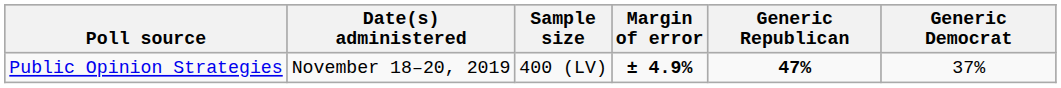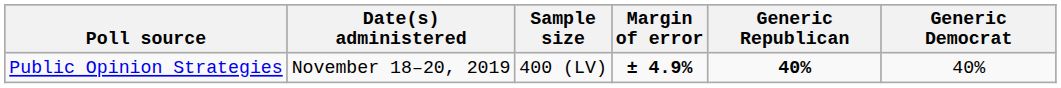(795, 68) 47% -> (795, 68) 40%
(969, 68) 37% -> (969, 68) 40%
